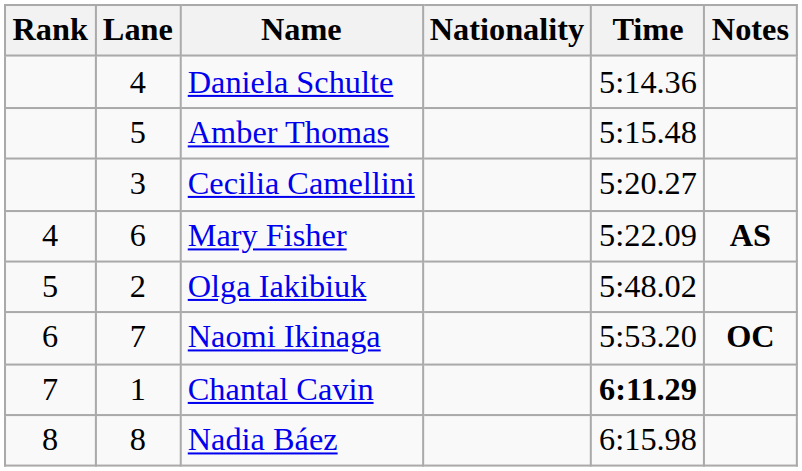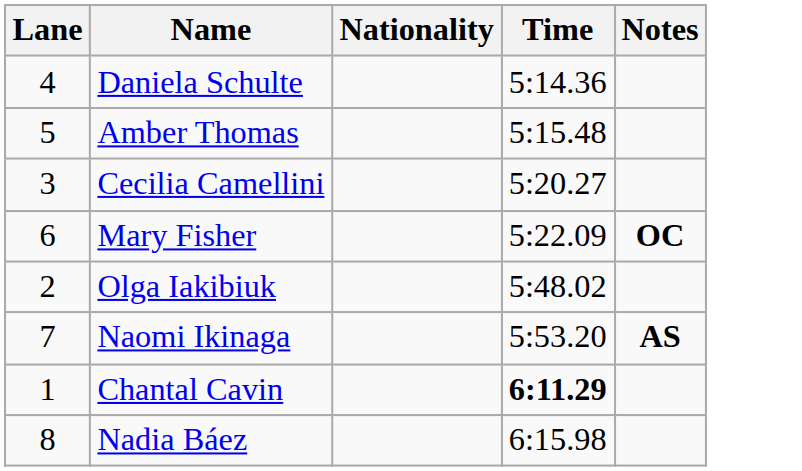- column: (50, 30)
(750, 235) AS -> (660, 235) OC
(750, 337) OC -> (660, 337) AS
